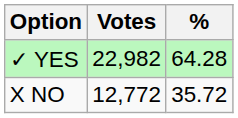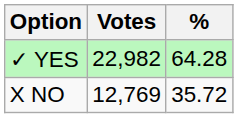(127, 94) 12,772 -> (127, 94) 12,769
